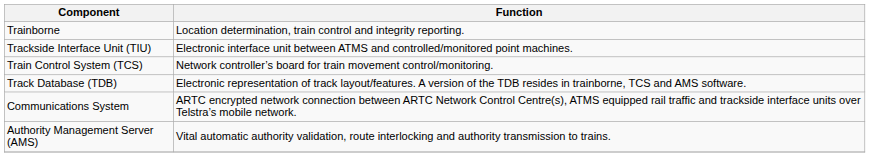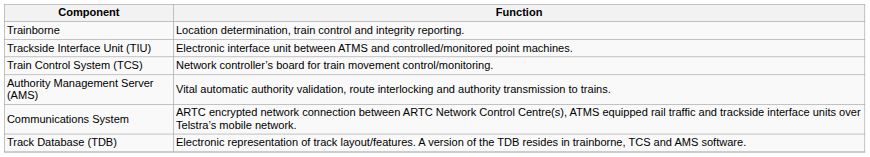rows swapped: (80, 136) <-> (62, 83)
